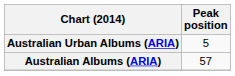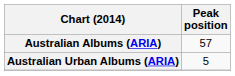rows swapped: (93, 61) <-> (93, 43)
